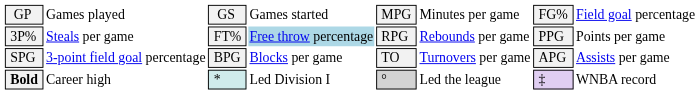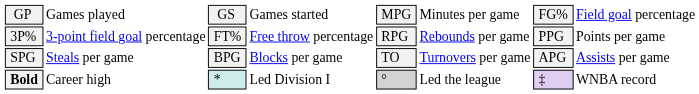(90, 36) Steals per game -> (126, 36) 3-point field goal percentage
(311, 36) lightblue background -> (311, 36) no background
(126, 58) 3-point field goal percentage -> (90, 58) Steals per game
